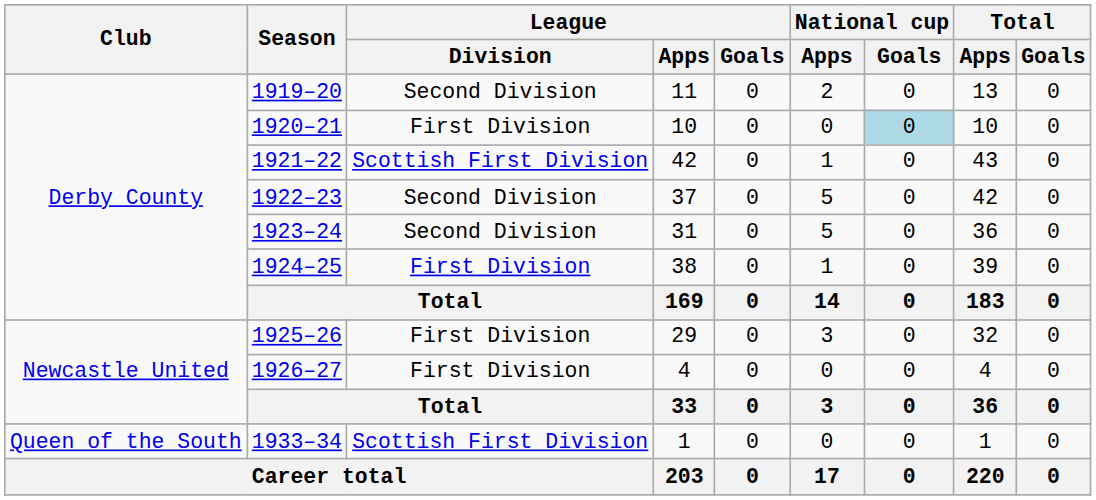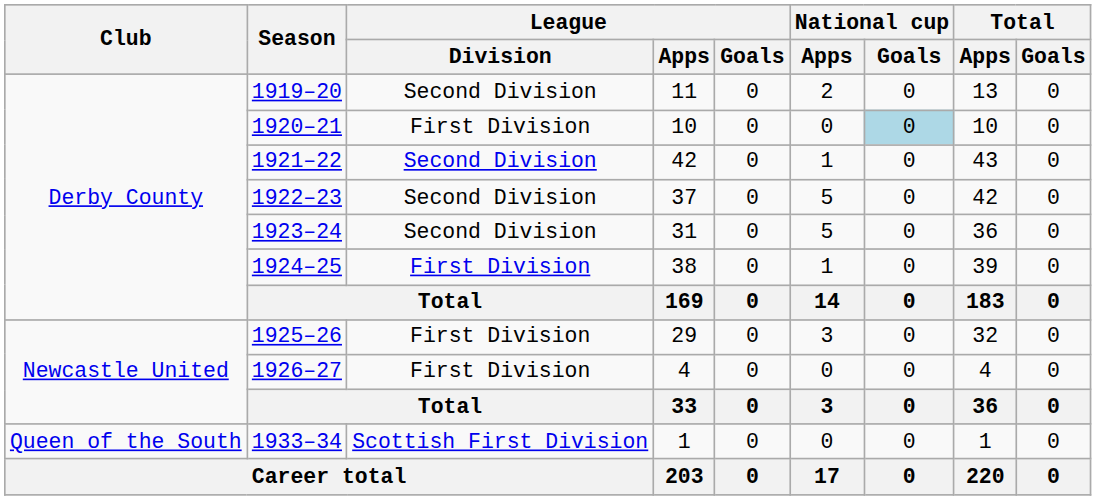(500, 162) Scottish First Division -> (500, 162) Second Division
